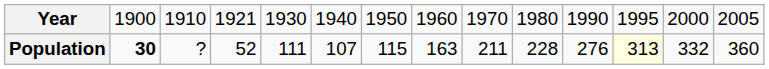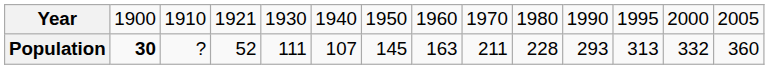(392, 49) 115 -> (392, 49) 145
(593, 49) 276 -> (593, 49) 293
(643, 49) lightyellow background -> (643, 49) no background
